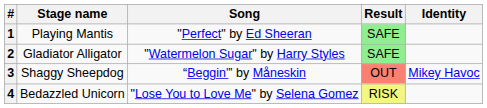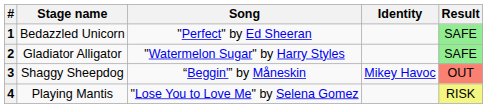columns swapped: (444, 14) <-> (383, 14)
(72, 34) Playing Mantis -> (72, 34) Bedazzled Unicorn
(72, 93) Bedazzled Unicorn -> (72, 93) Playing Mantis
